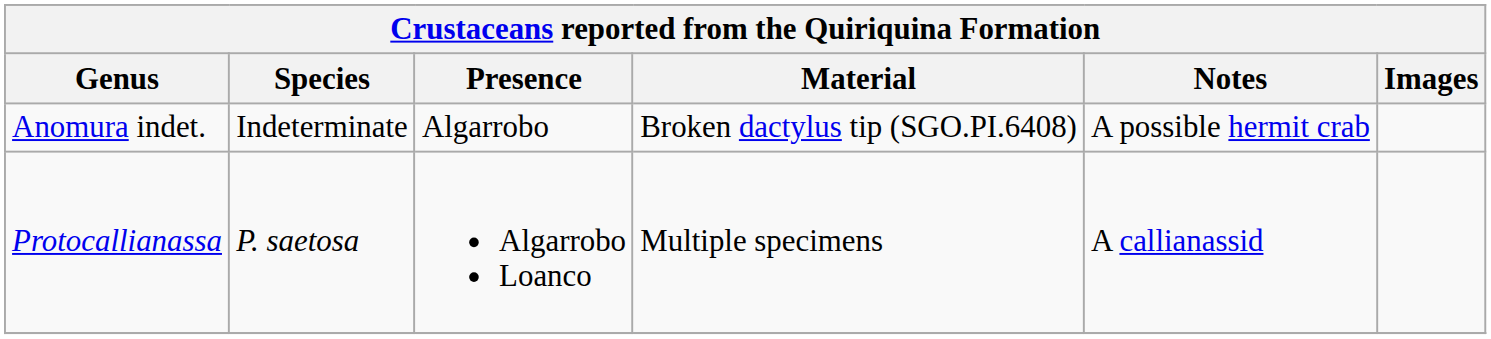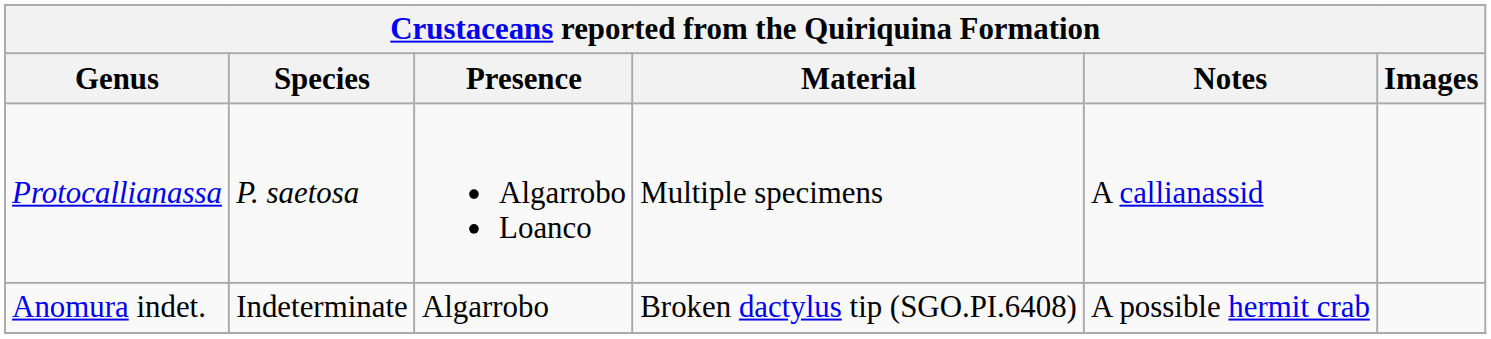rows swapped: (109, 126) <-> (117, 241)
